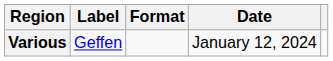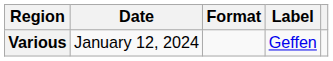columns swapped: (254, 17) <-> (98, 17)
